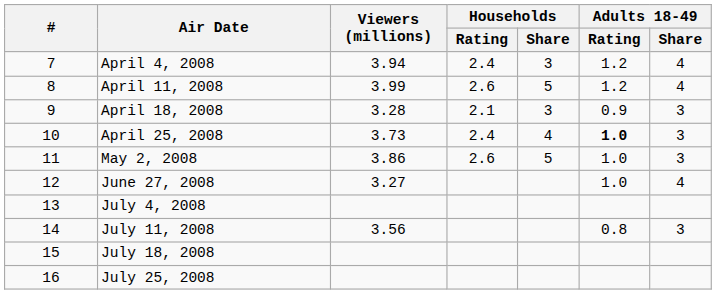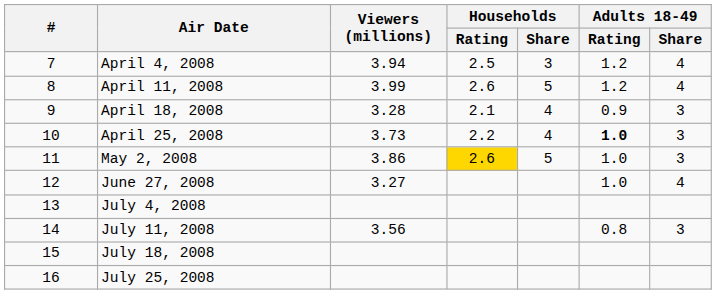(482, 64) 2.4 -> (482, 64) 2.5
(548, 111) 3 -> (548, 111) 4
(482, 135) 2.4 -> (482, 135) 2.2
(482, 159) no background -> (482, 159) gold background
